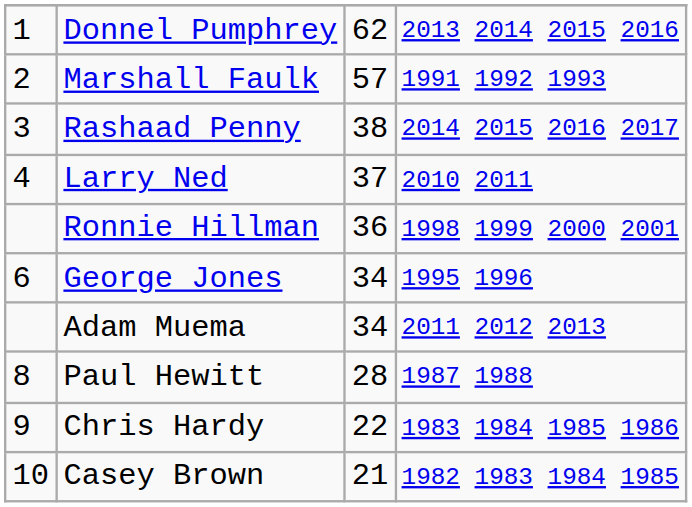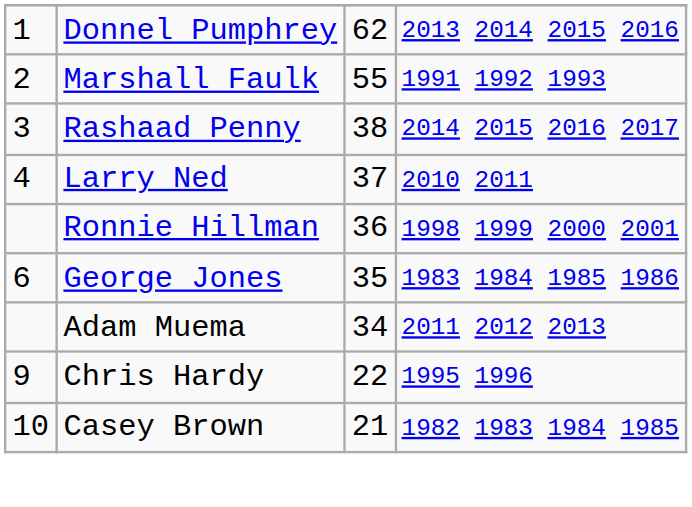(370, 80) 57 -> (370, 80) 55
(370, 278) 34 -> (370, 278) 35
(467, 278) 1995 1996 -> (540, 278) 1983 1984 1985 1986
- row: (164, 377)
(540, 427) 1983 1984 1985 1986 -> (467, 377) 1995 1996
